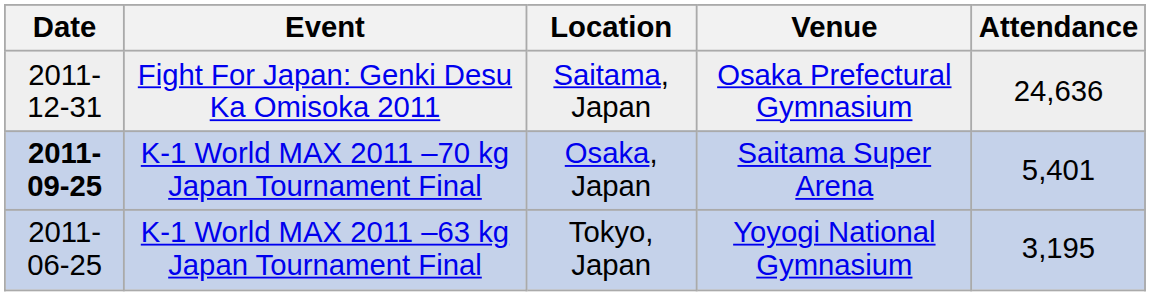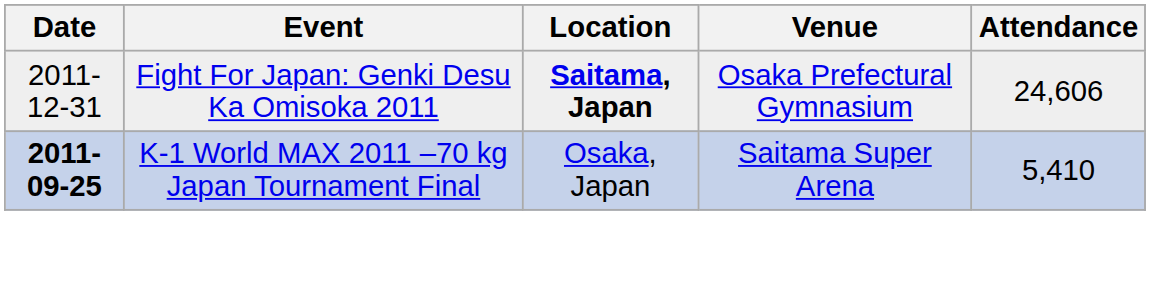(611, 90) normal -> (610, 90) bold
(1059, 90) 24,636 -> (1059, 90) 24,606
(1058, 170) 5,401 -> (1059, 170) 5,410
- row: (325, 249)
